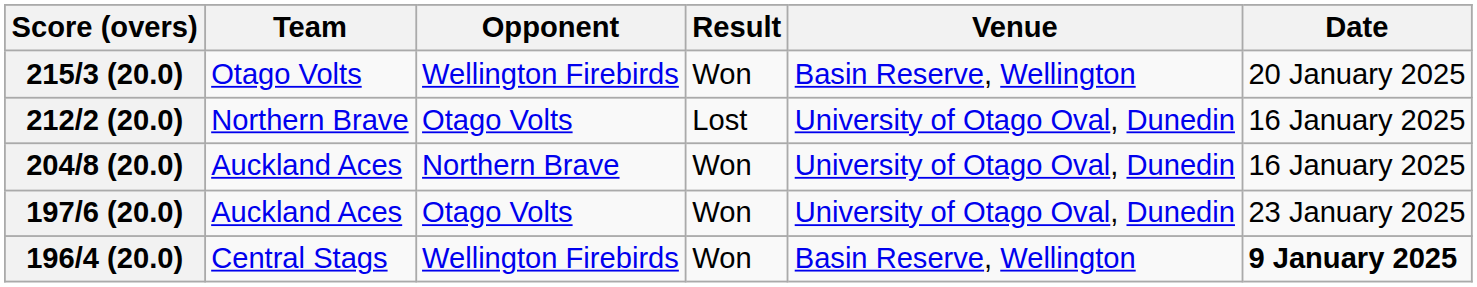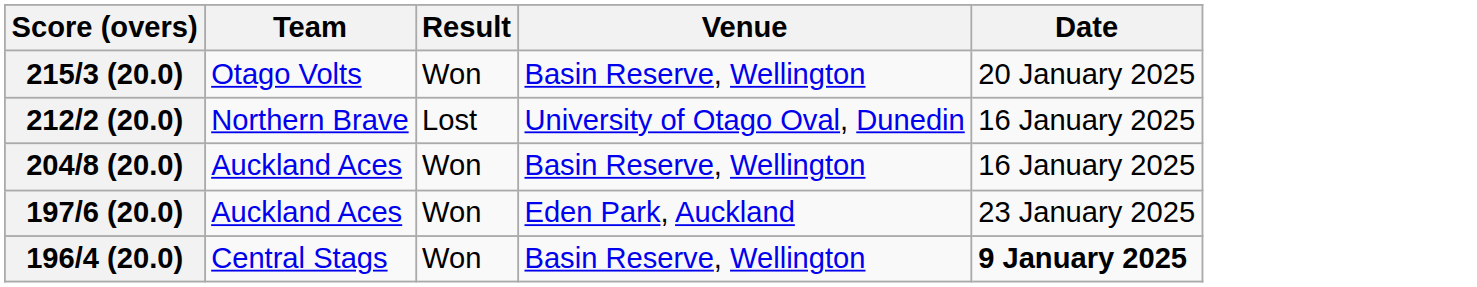- column: (550, 27)
(1015, 166) University of Otago Oval, Dunedin -> (695, 166) Basin Reserve, Wellington
(1015, 212) University of Otago Oval, Dunedin -> (660, 212) Eden Park, Auckland
